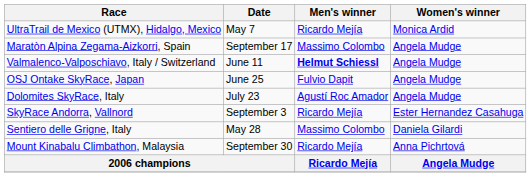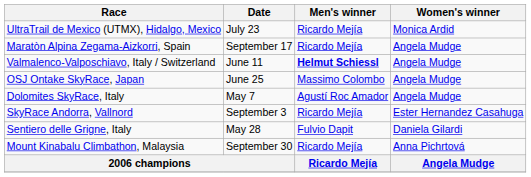(240, 29) May 7 -> (243, 29) July 23
(341, 46) Massimo Colombo -> (330, 46) Ricardo Mejía
(325, 79) Fulvio Dapit -> (341, 79) Massimo Colombo
(243, 96) July 23 -> (240, 96) May 7
(341, 130) Massimo Colombo -> (325, 130) Fulvio Dapit
